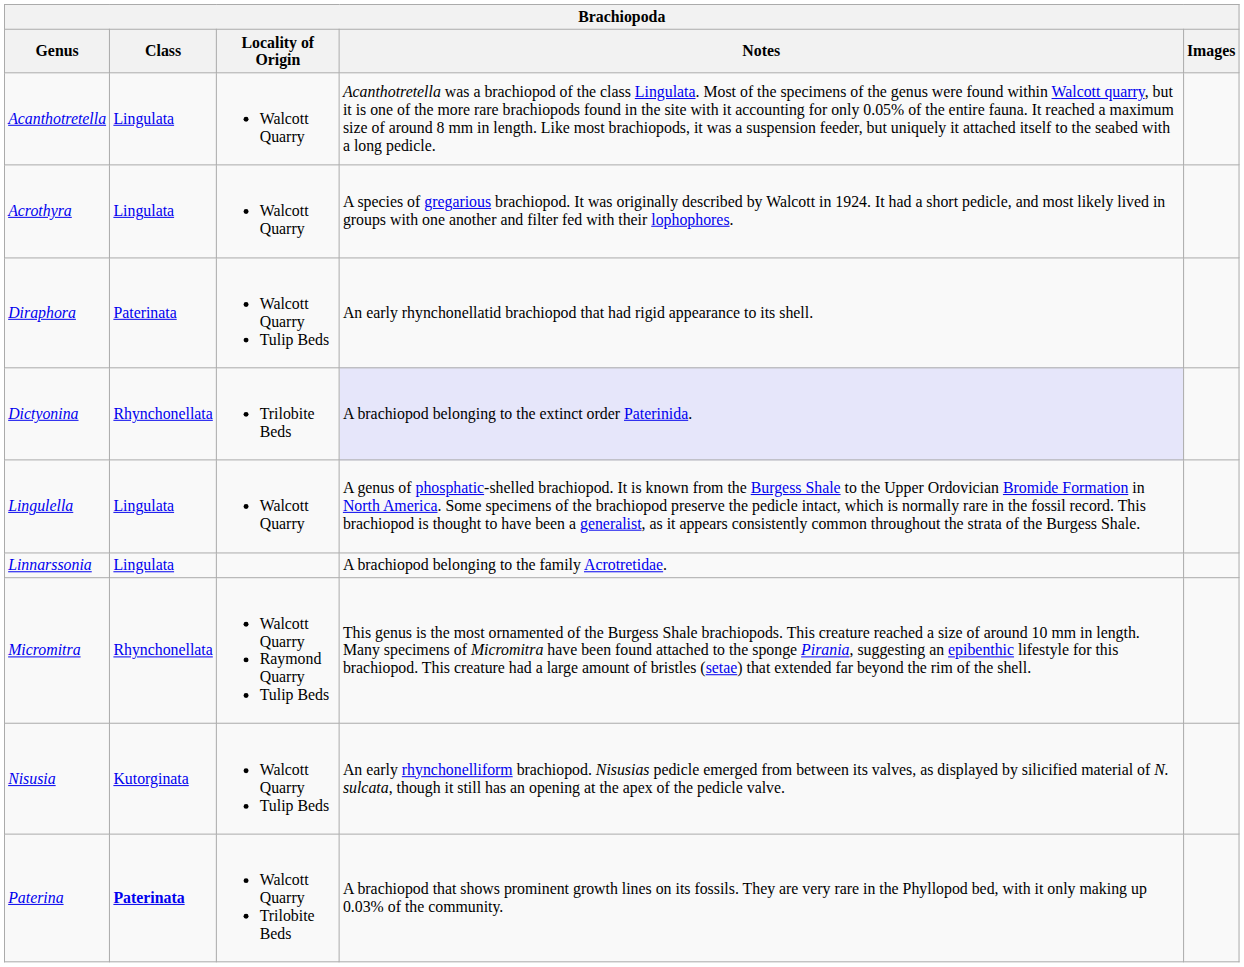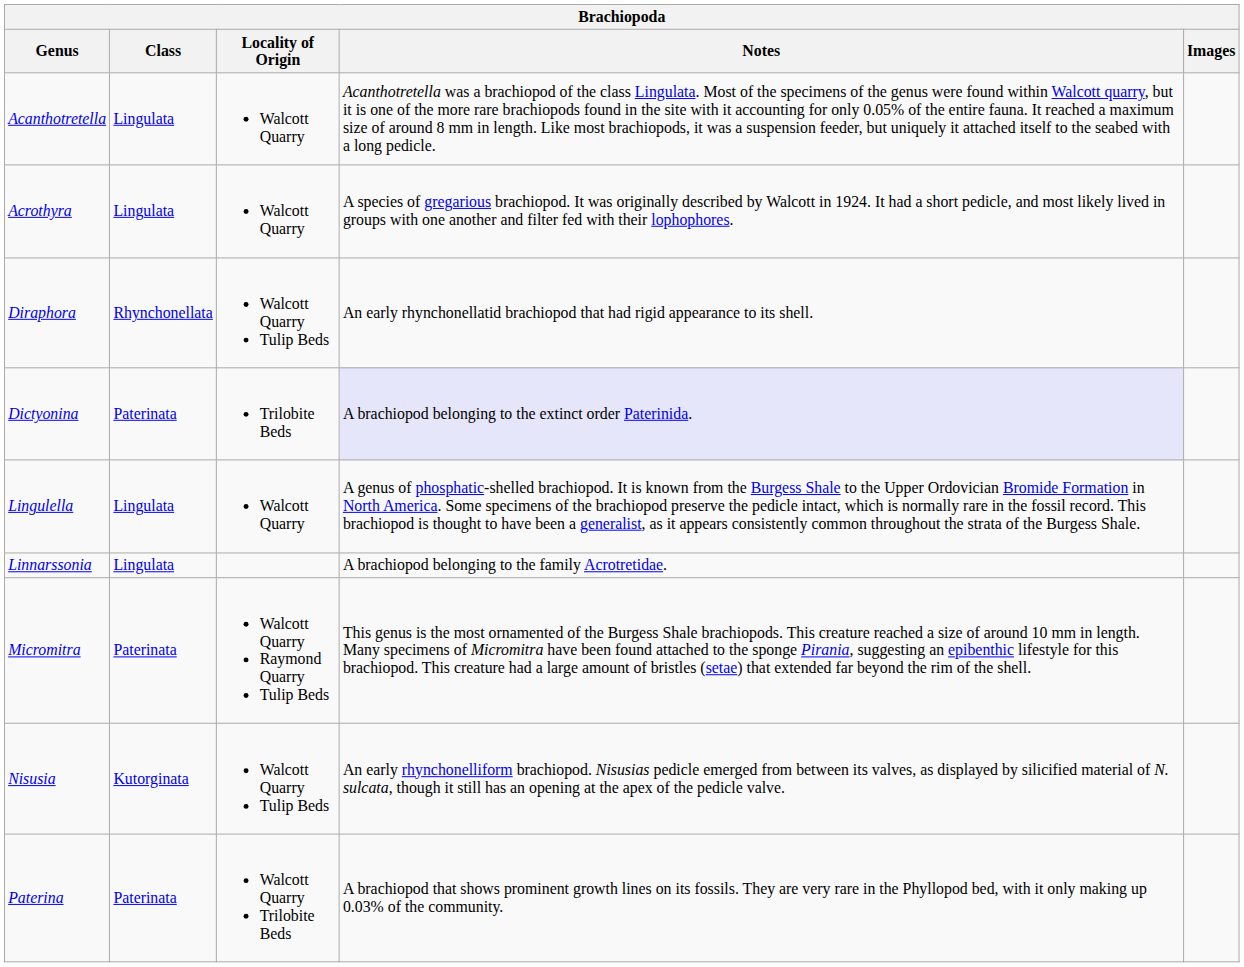(145, 312) Paterinata -> (163, 312) Rhynchonellata
(163, 413) Rhynchonellata -> (145, 413) Paterinata
(163, 650) Rhynchonellata -> (145, 650) Paterinata
(149, 897) bold -> (145, 897) normal
